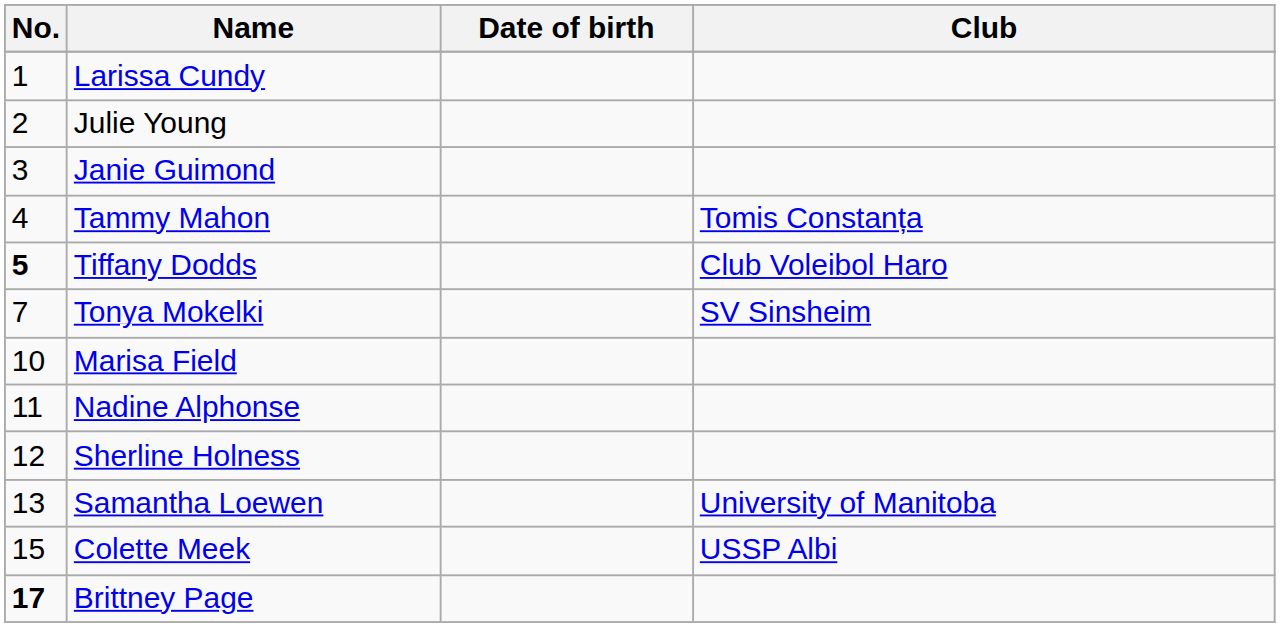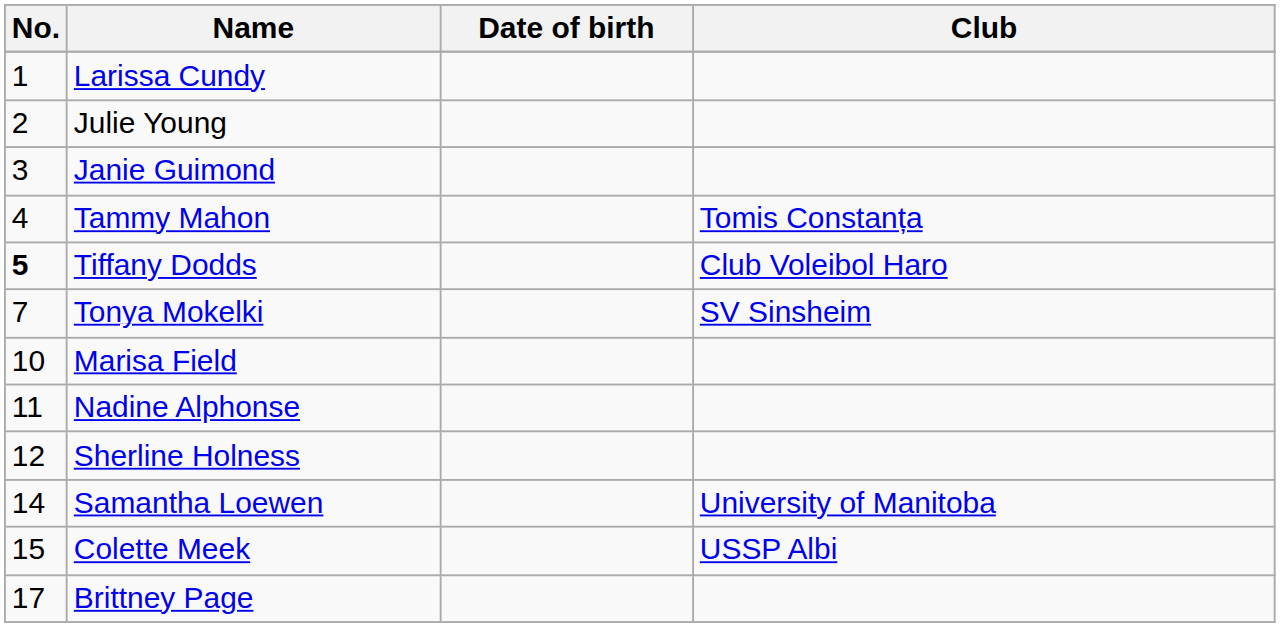(28, 502) 13 -> (28, 502) 14
(28, 597) bold -> (28, 597) normal
